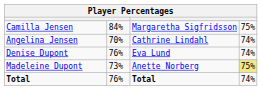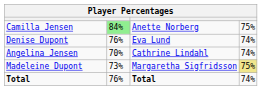(116, 27) no background -> (116, 27) lightgreen background
(184, 27) Margaretha Sigfridsson -> (165, 27) Anette Norberg
rows swapped: (42, 40) <-> (37, 53)
(165, 66) Anette Norberg -> (184, 66) Margaretha Sigfridsson
